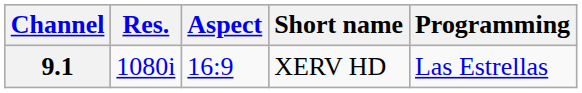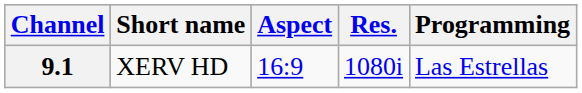columns swapped: (146, 25) <-> (339, 25)
